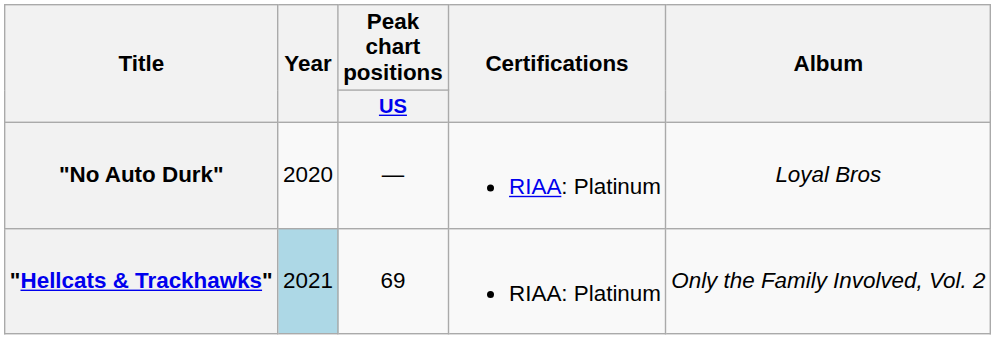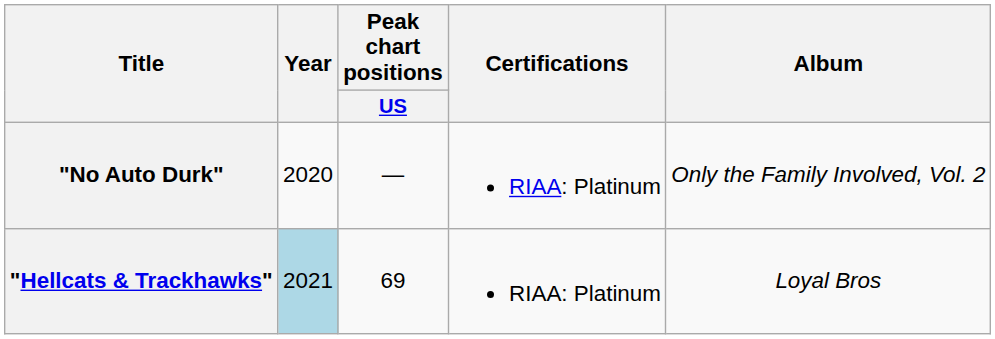(828, 175) Loyal Bros -> (828, 175) Only the Family Involved, Vol. 2
(828, 280) Only the Family Involved, Vol. 2 -> (828, 280) Loyal Bros
